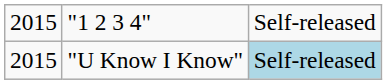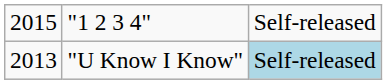(33, 60) 2015 -> (33, 60) 2013
